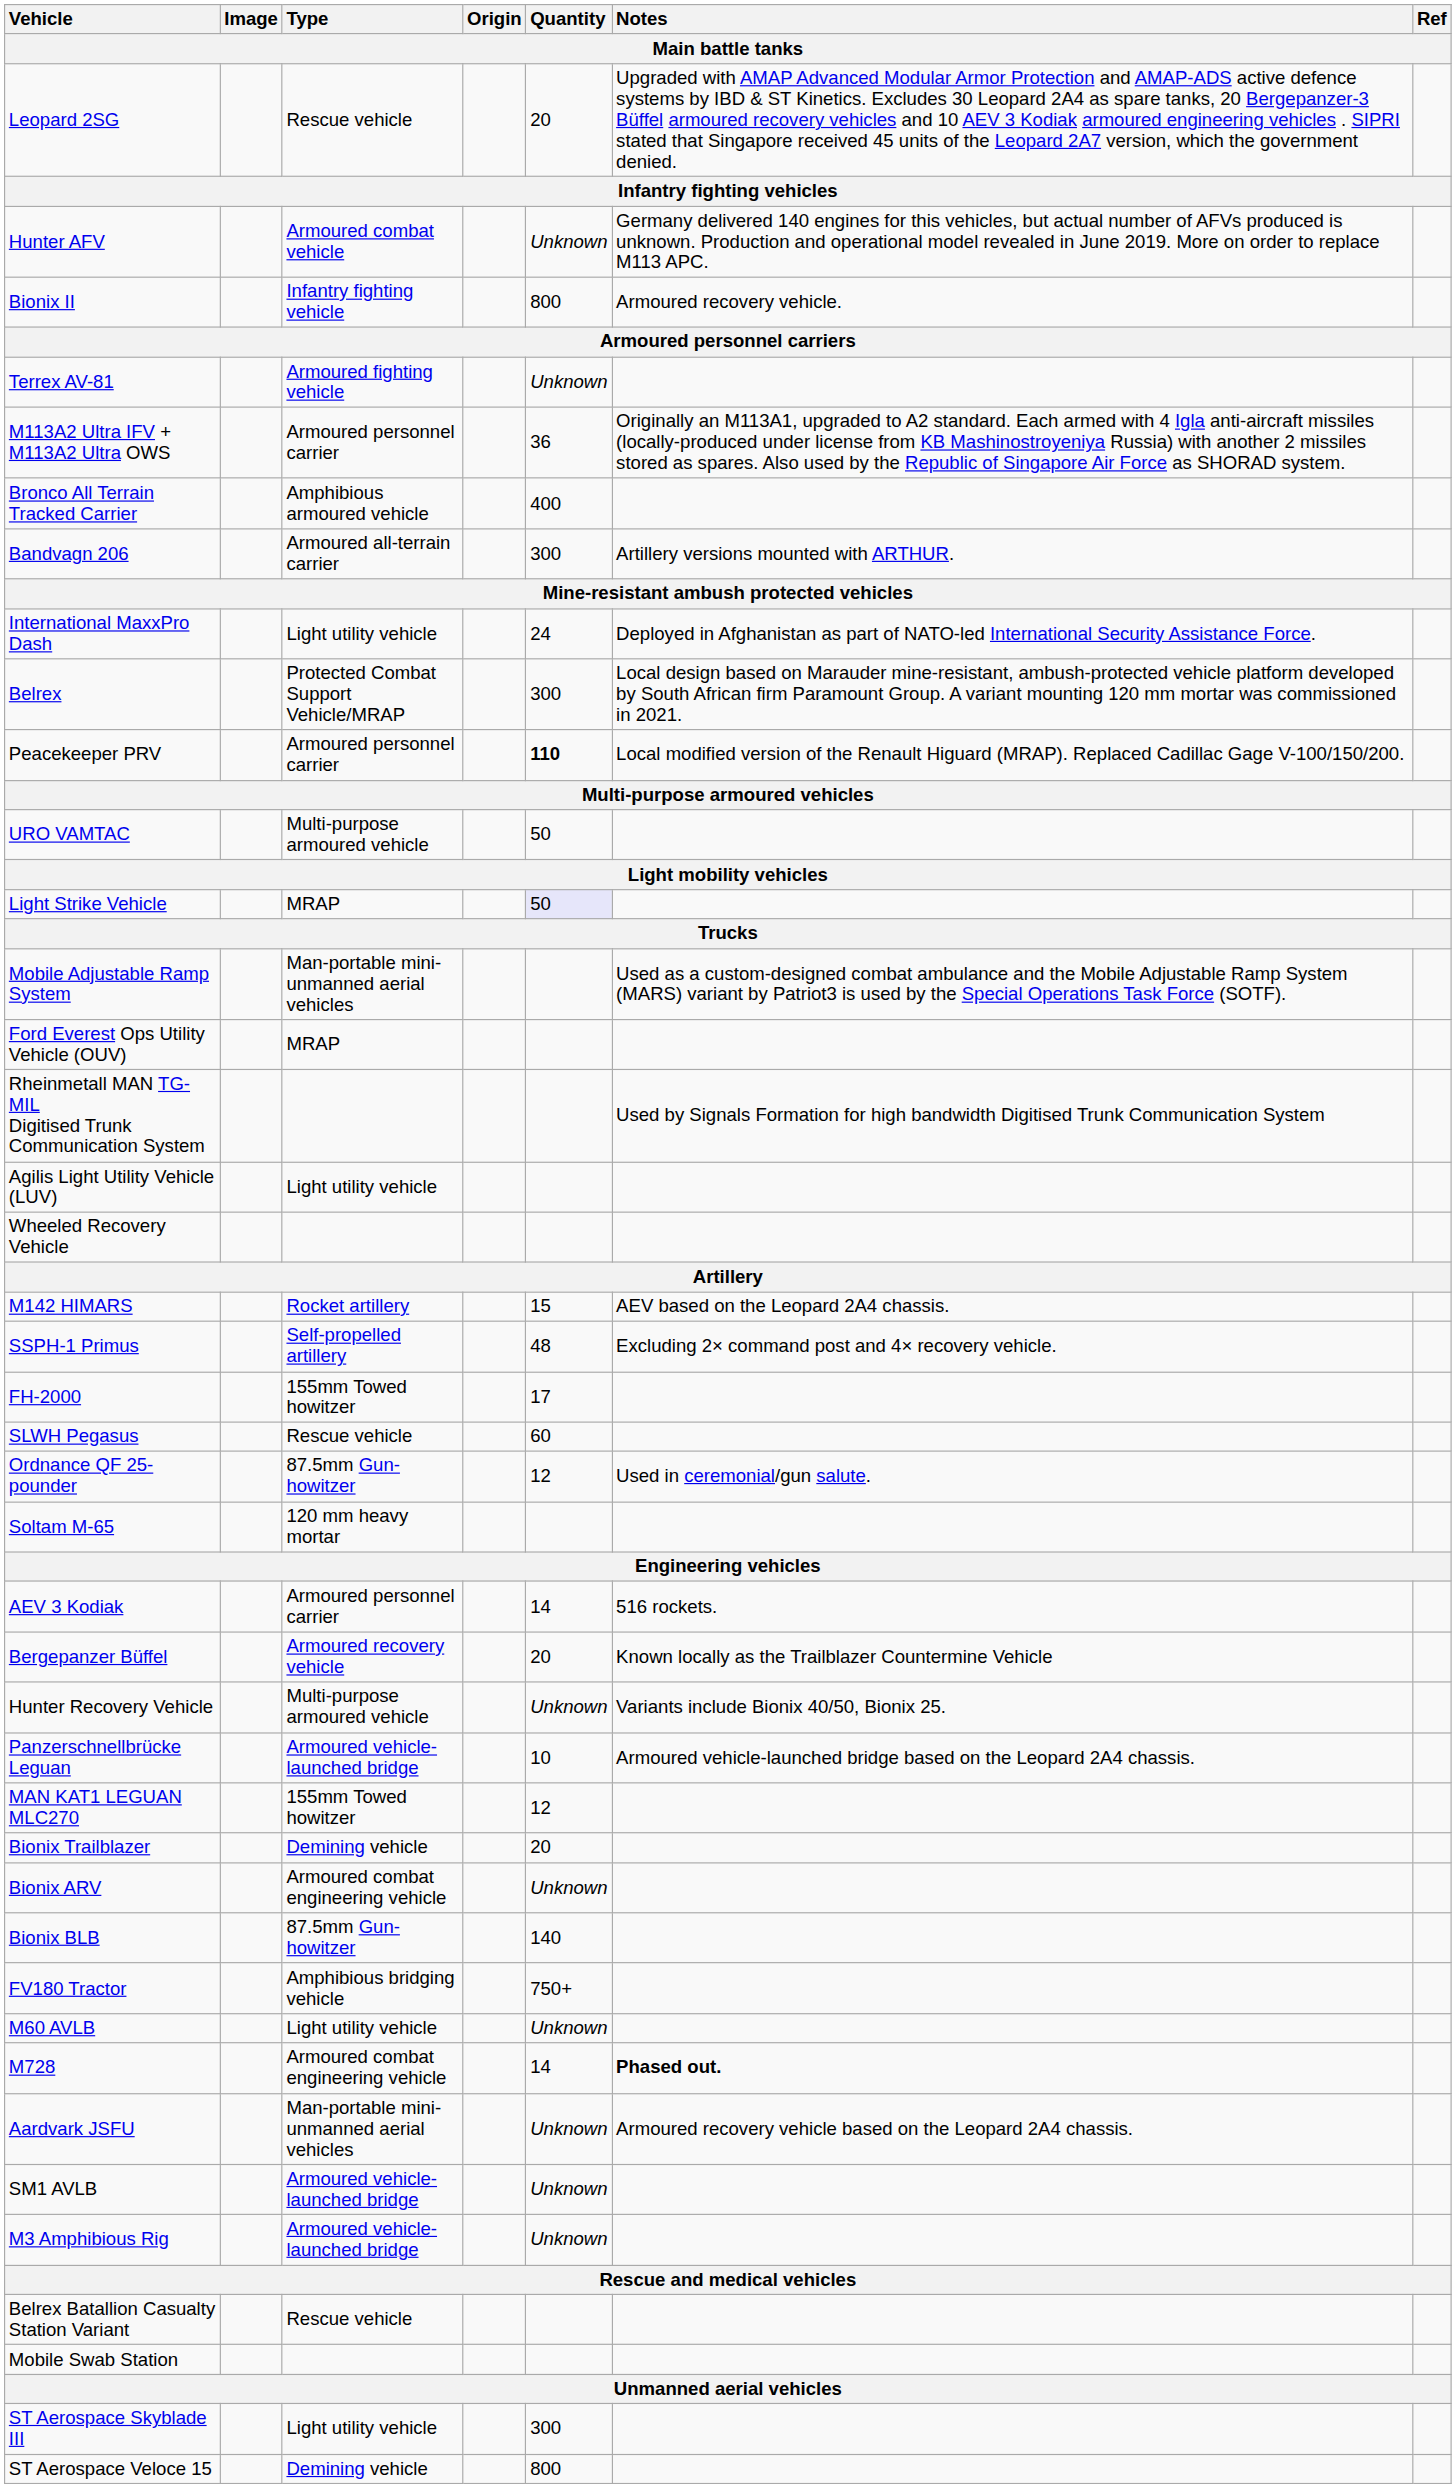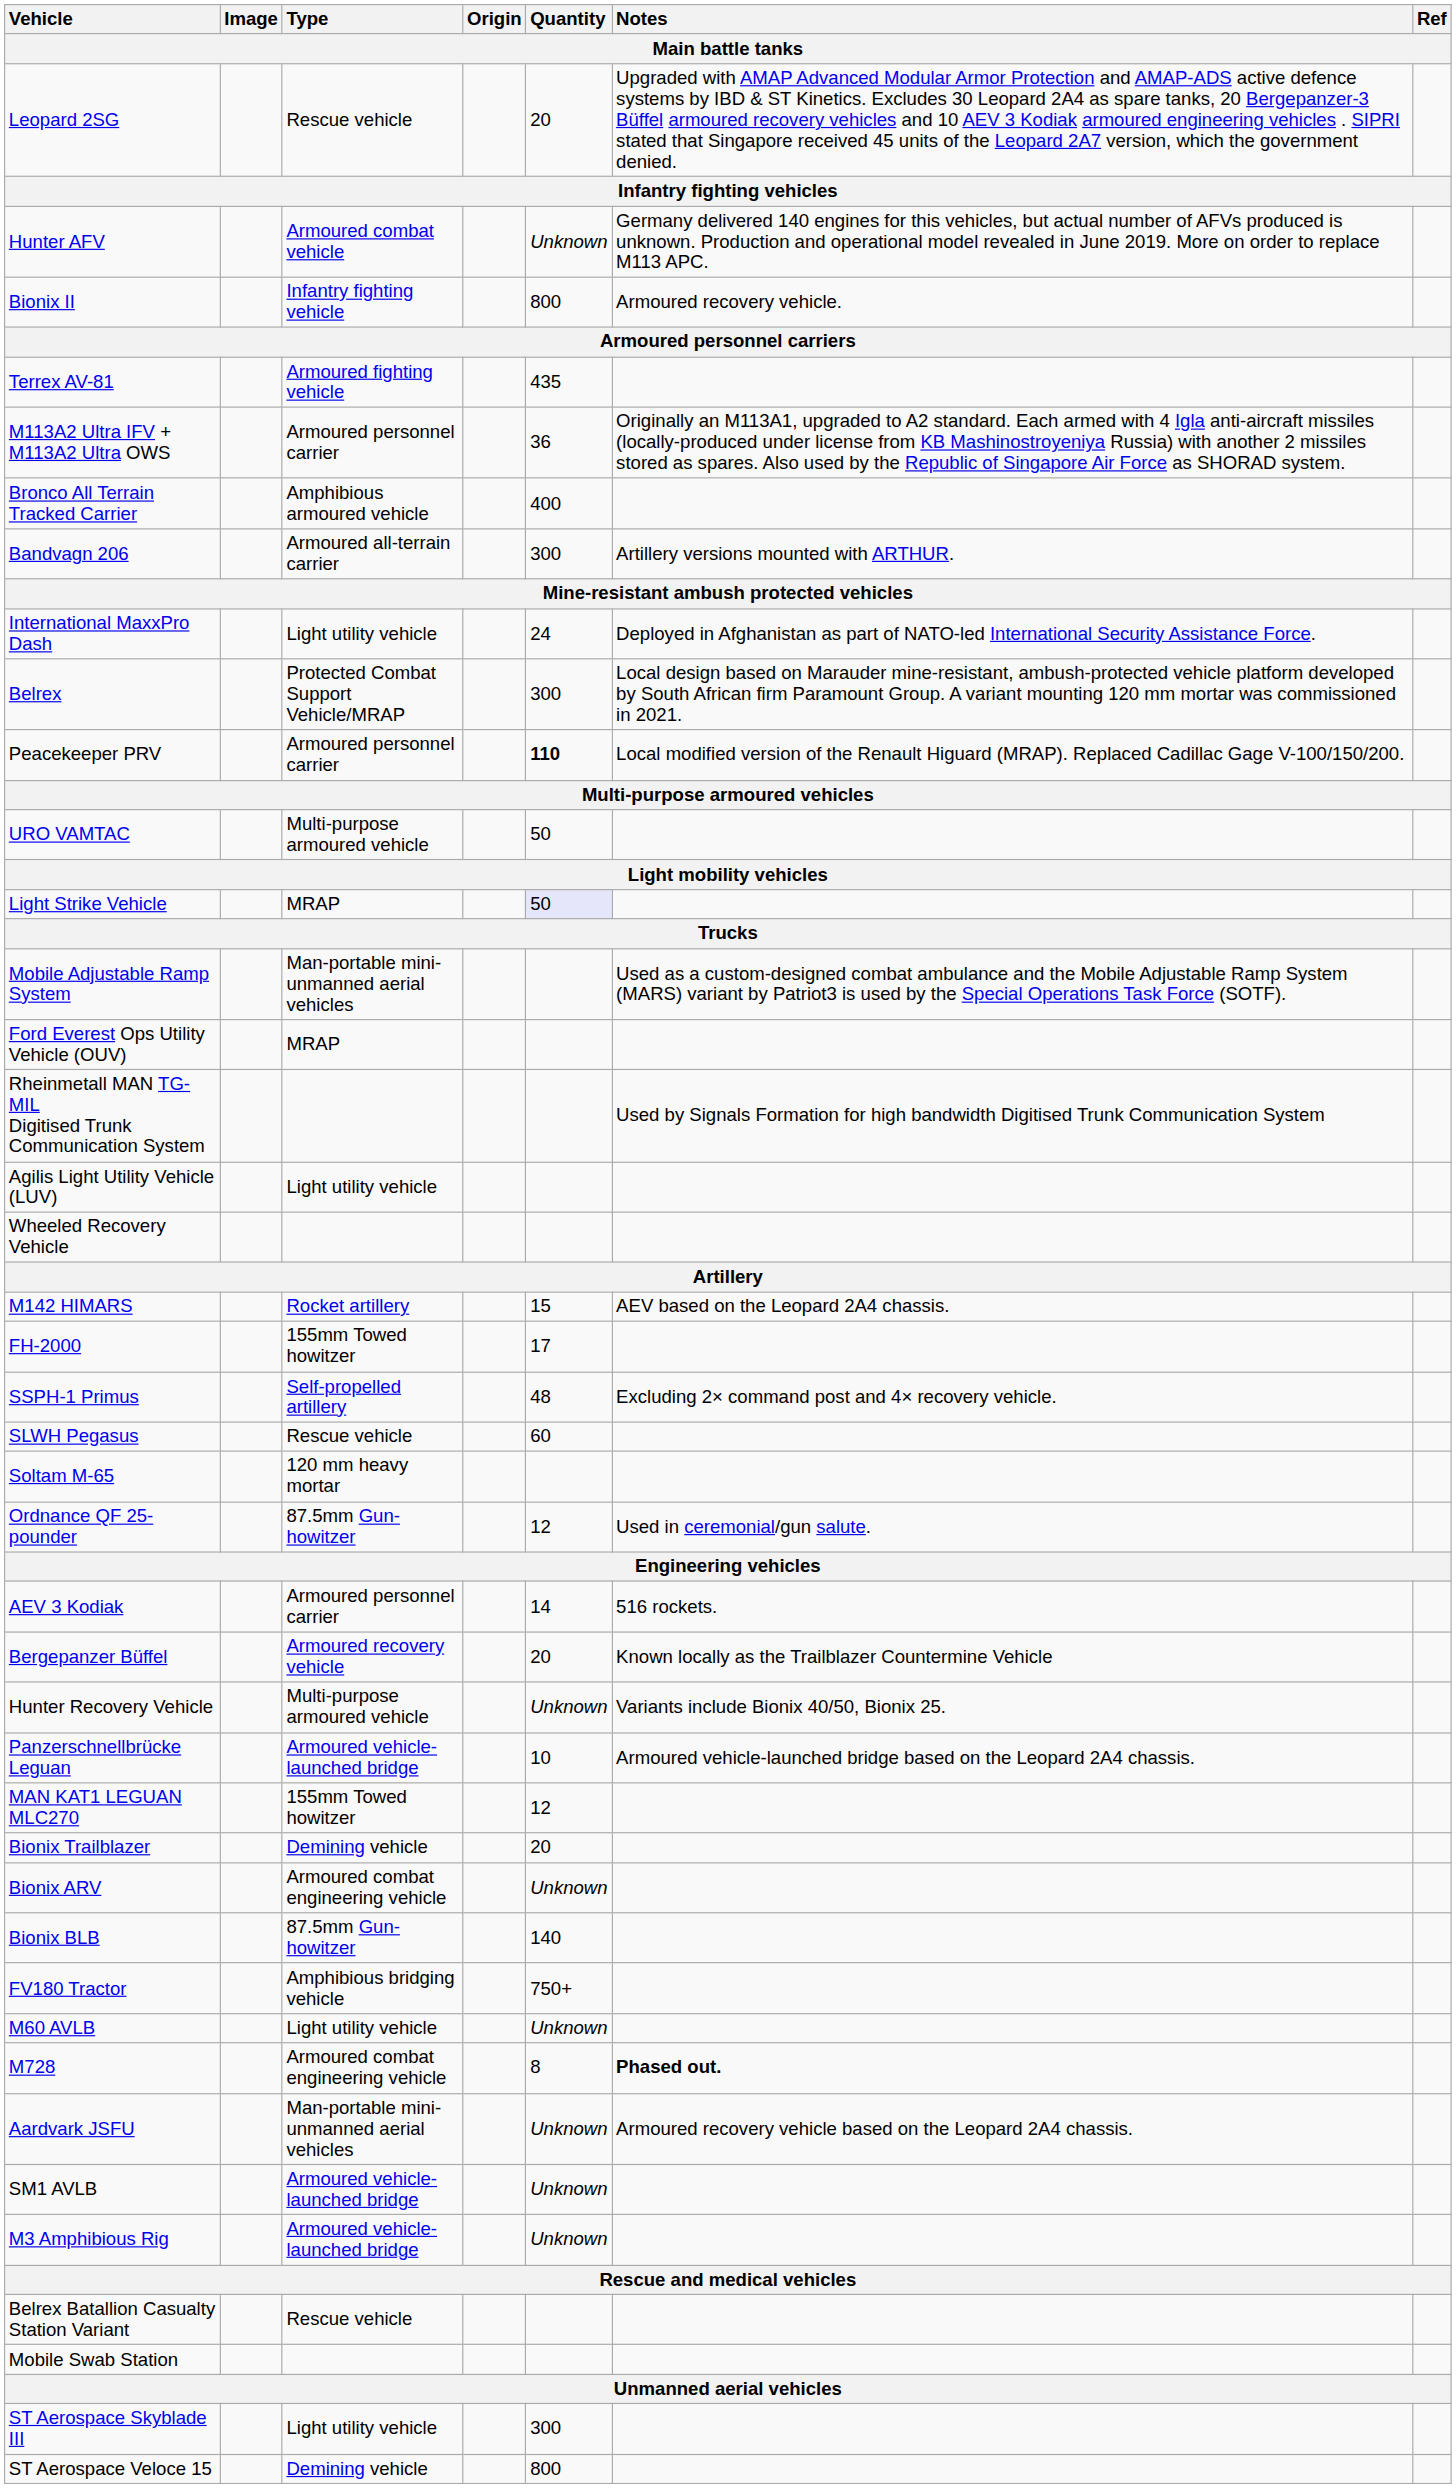(569, 381) Unknown -> (546, 381) 435
rows swapped: (74, 1346) <-> (45, 1396)
rows swapped: (81, 1476) <-> (61, 1526)
(541, 2067) 14 -> (535, 2067) 8
